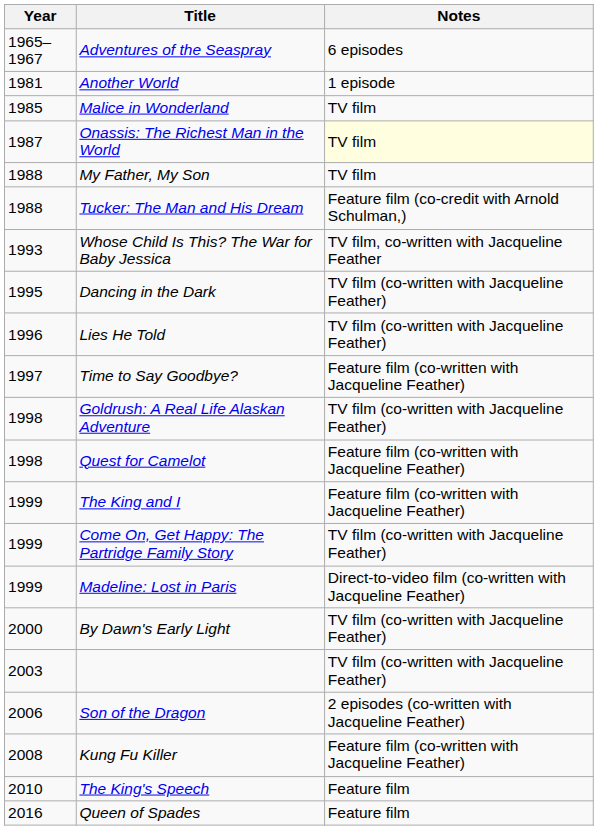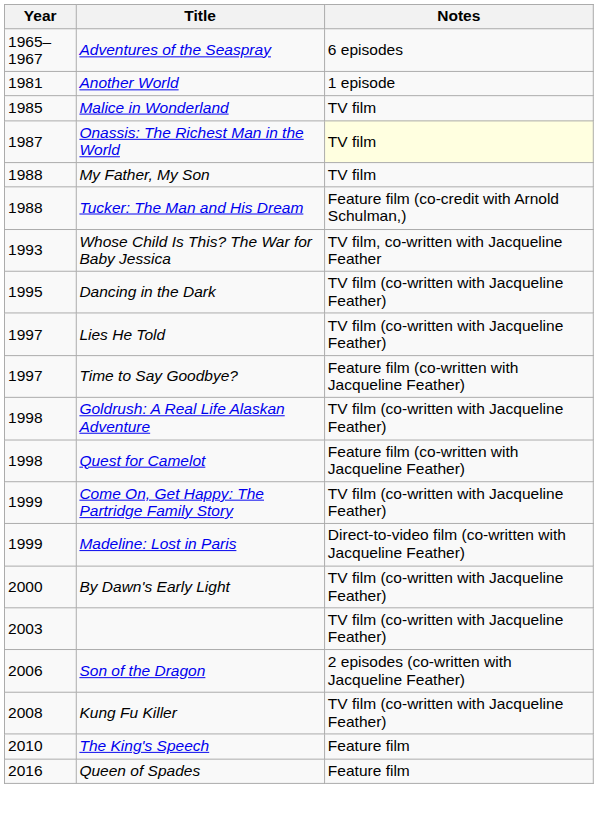(25, 334) 1996 -> (25, 334) 1997
- row: (130, 502)
(423, 755) Feature film (co-written with Jacqueline Feather) -> (446, 713) TV film (co-written with Jacqueline Feather)
